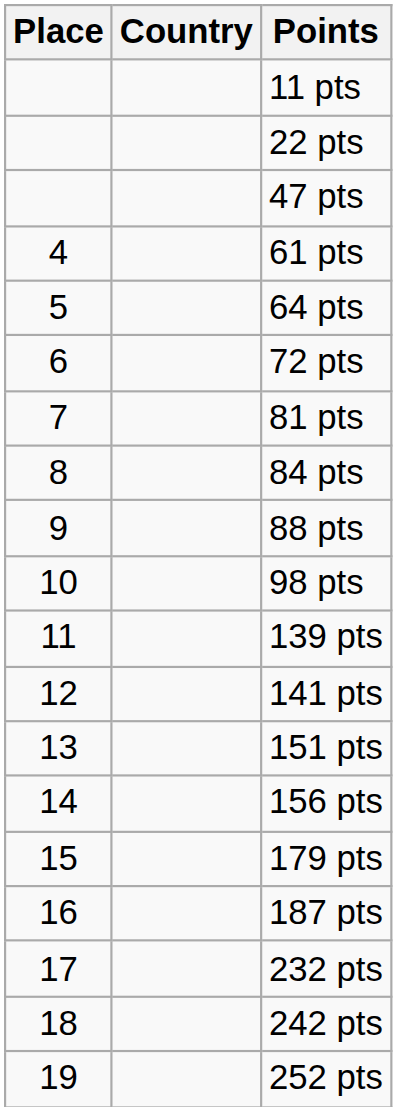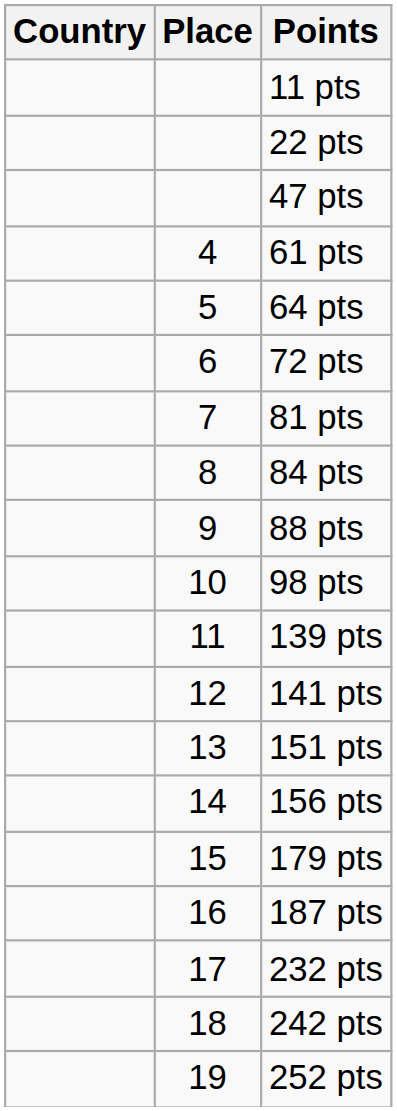columns swapped: (58, 32) <-> (186, 32)
